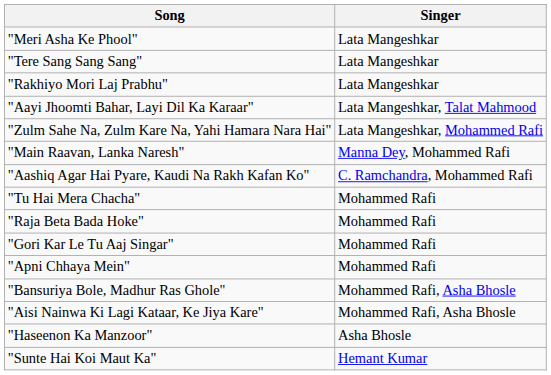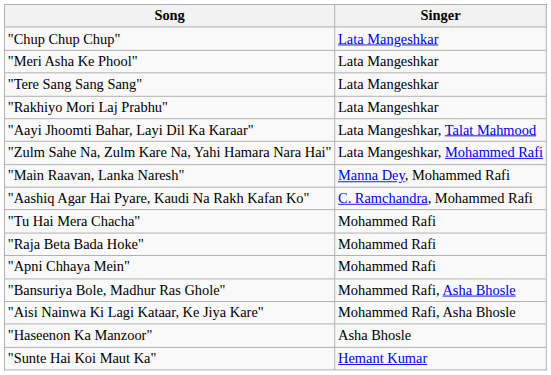+ row: (64, 38)
- row: (91, 244)
